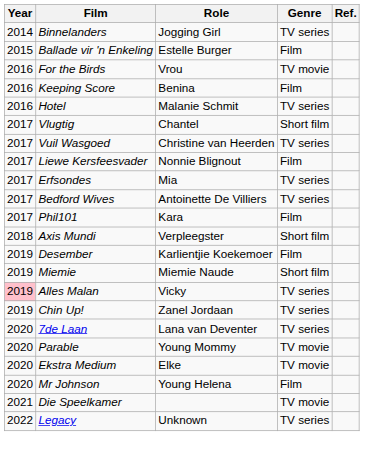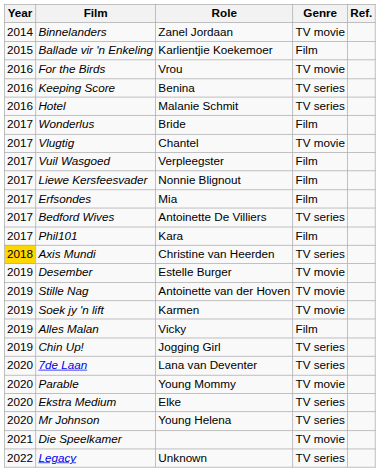(190, 32) Jogging Girl -> (196, 32) Zanel Jordaan
(305, 32) TV series -> (320, 32) TV movie
(195, 50) Estelle Burger -> (215, 50) Karlientjie Koekemoer
(291, 87) Film -> (320, 87) TV series
+ row: (66, 124)
(305, 124) Short film -> (320, 143) TV movie
(216, 143) Christine van Heerden -> (191, 161) Verpleegster
(305, 143) TV series -> (307, 161) Film
(305, 180) TV series -> (307, 198) Film
(20, 236) no background -> (20, 254) gold background
(191, 236) Verpleegster -> (216, 254) Christine van Heerden
(305, 236) Short film -> (320, 254) TV series
(215, 254) Karlientjie Koekemoer -> (195, 273) Estelle Burger
(291, 254) Film -> (320, 273) TV movie
+ row: (63, 291)
+ row: (71, 310)
- row: (57, 273)
(20, 291) pink background -> (20, 328) no background
(305, 291) TV series -> (307, 328) Film
(196, 310) Zanel Jordaan -> (190, 347) Jogging Girl
(305, 365) TV movie -> (320, 402) TV series
(291, 384) Film -> (320, 421) TV series
